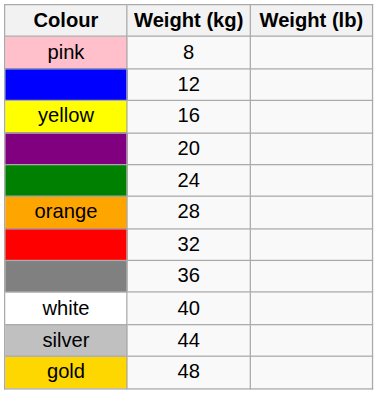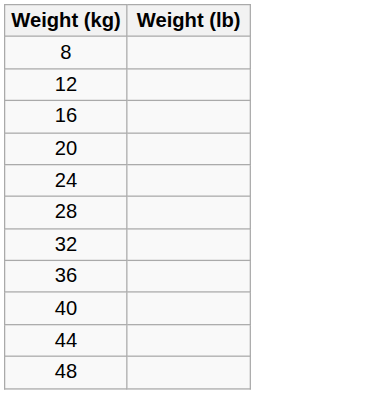- column: (66, 20)
